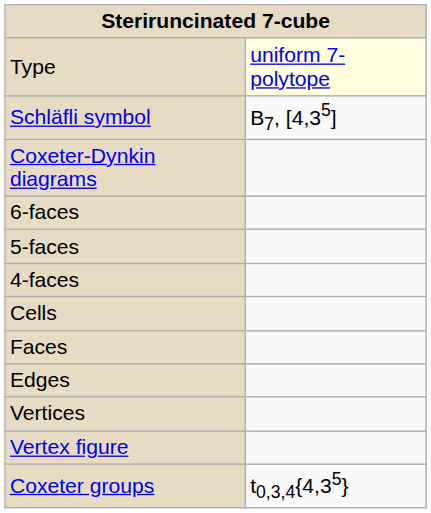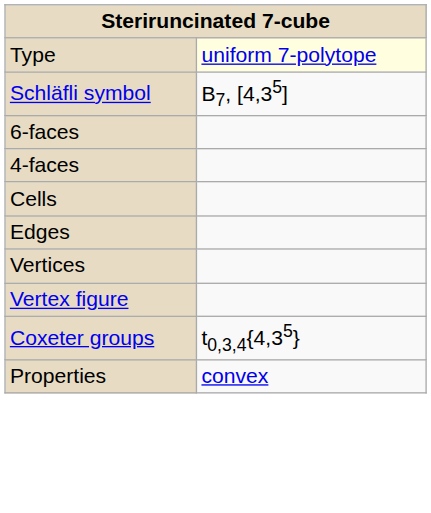- row: (83, 167)
- row: (45, 246)
- row: (39, 346)
+ row: (58, 376)
